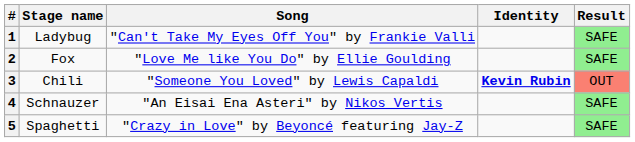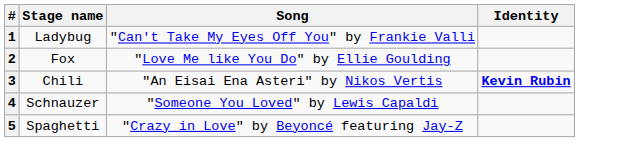- column: (601, 16)
(292, 82) "Someone You Loved" by Lewis Capaldi -> (292, 82) "An Eisai Ena Asteri" by Nikos Vertis
(292, 104) "An Eisai Ena Asteri" by Nikos Vertis -> (292, 104) "Someone You Loved" by Lewis Capaldi
